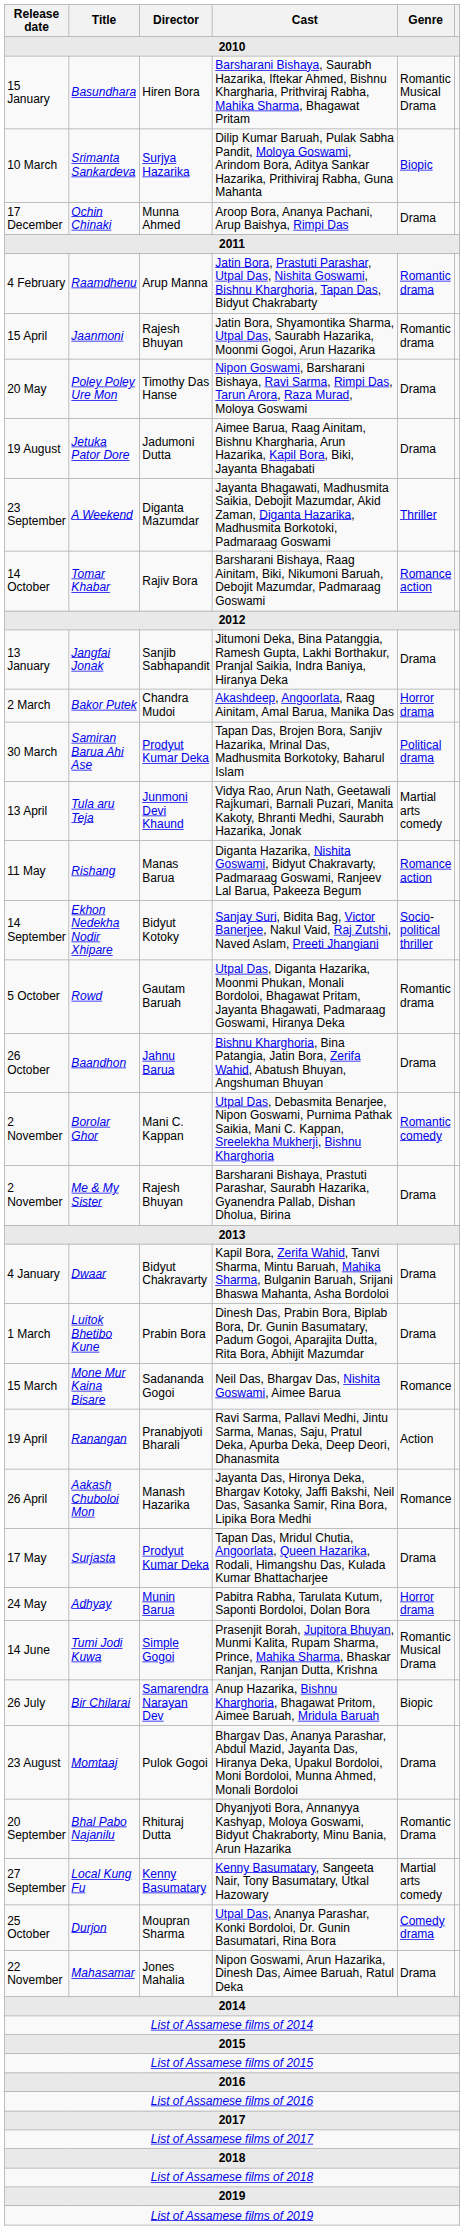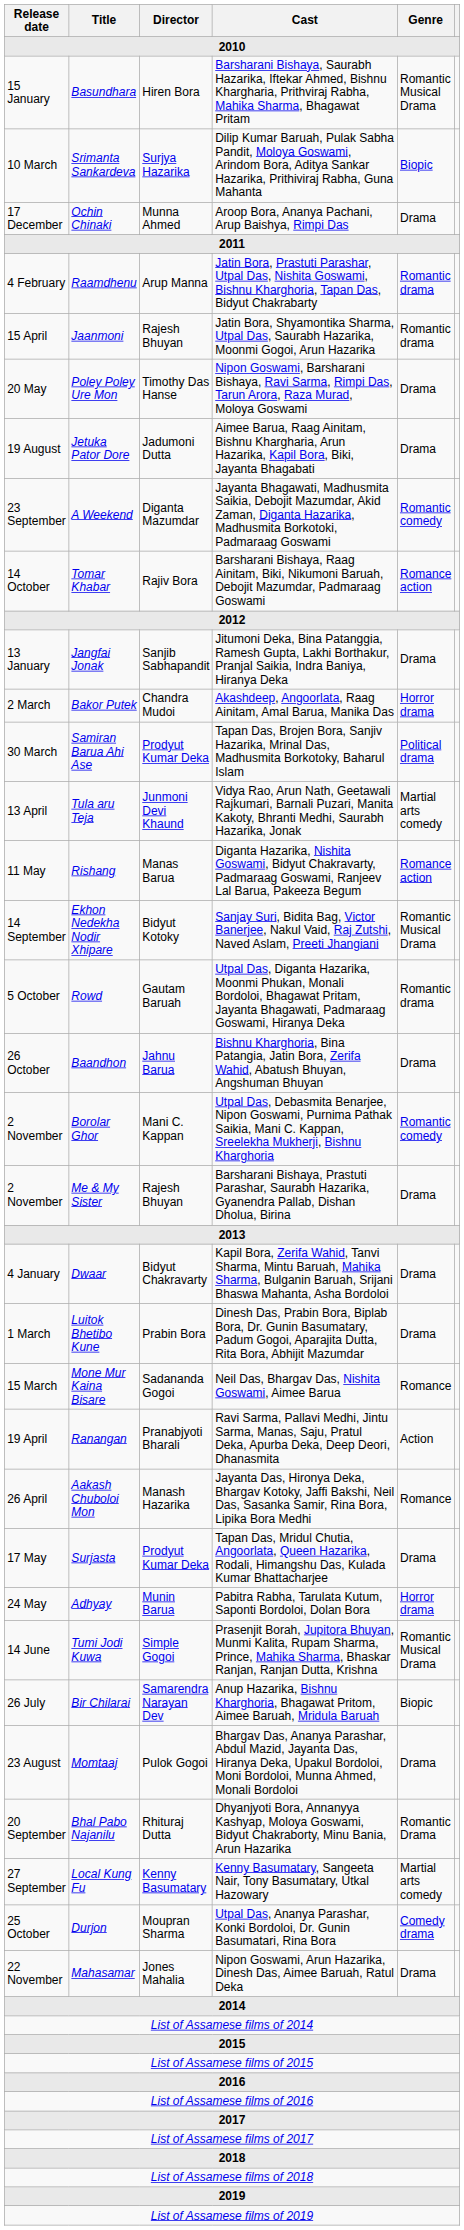(418, 514) Thriller -> (425, 514) Romantic comedy
(420, 930) Socio-political thriller -> (425, 930) Romantic Musical Drama
